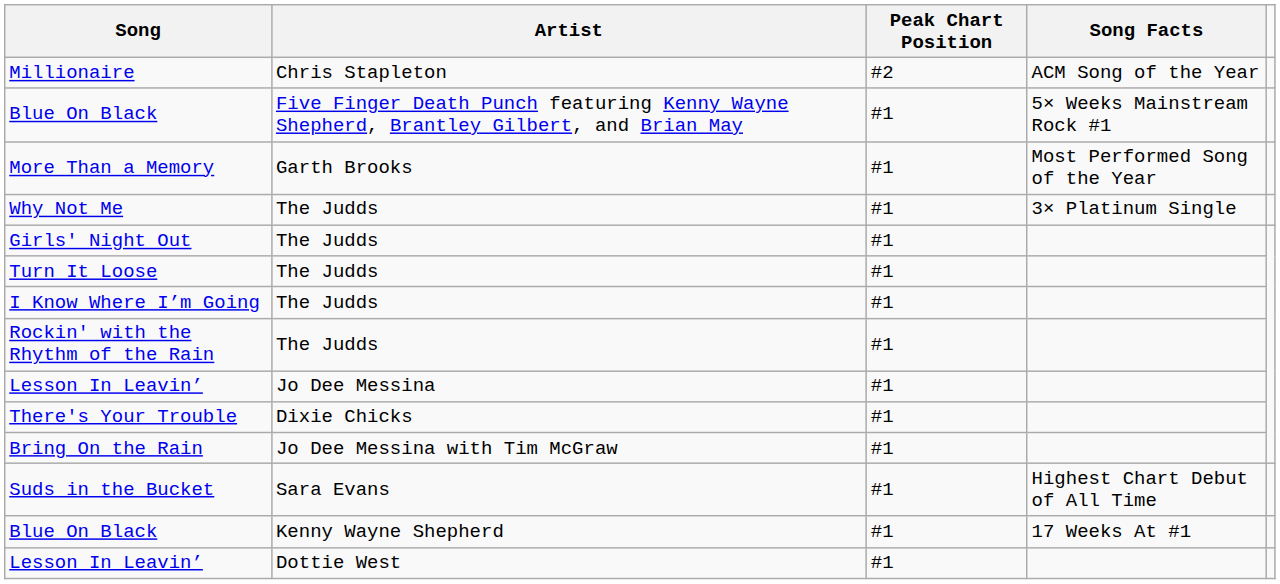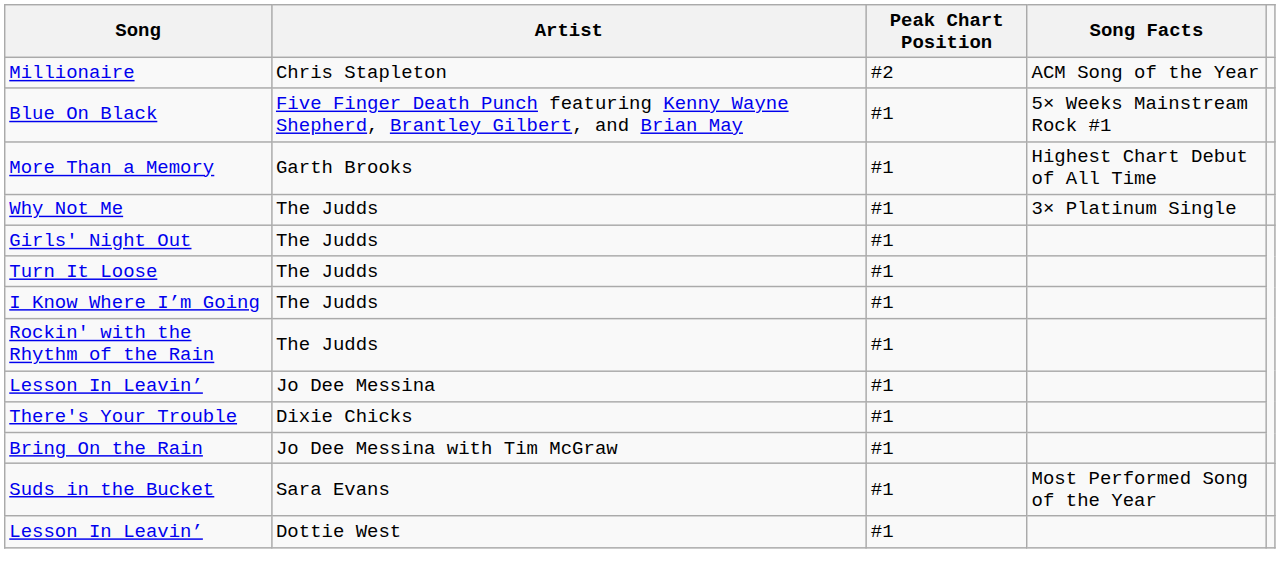(1140, 168) Most Performed Song of the Year -> (1140, 168) Highest Chart Debut of All Time
(1140, 490) Highest Chart Debut of All Time -> (1140, 490) Most Performed Song of the Year
- row: (83, 532)
